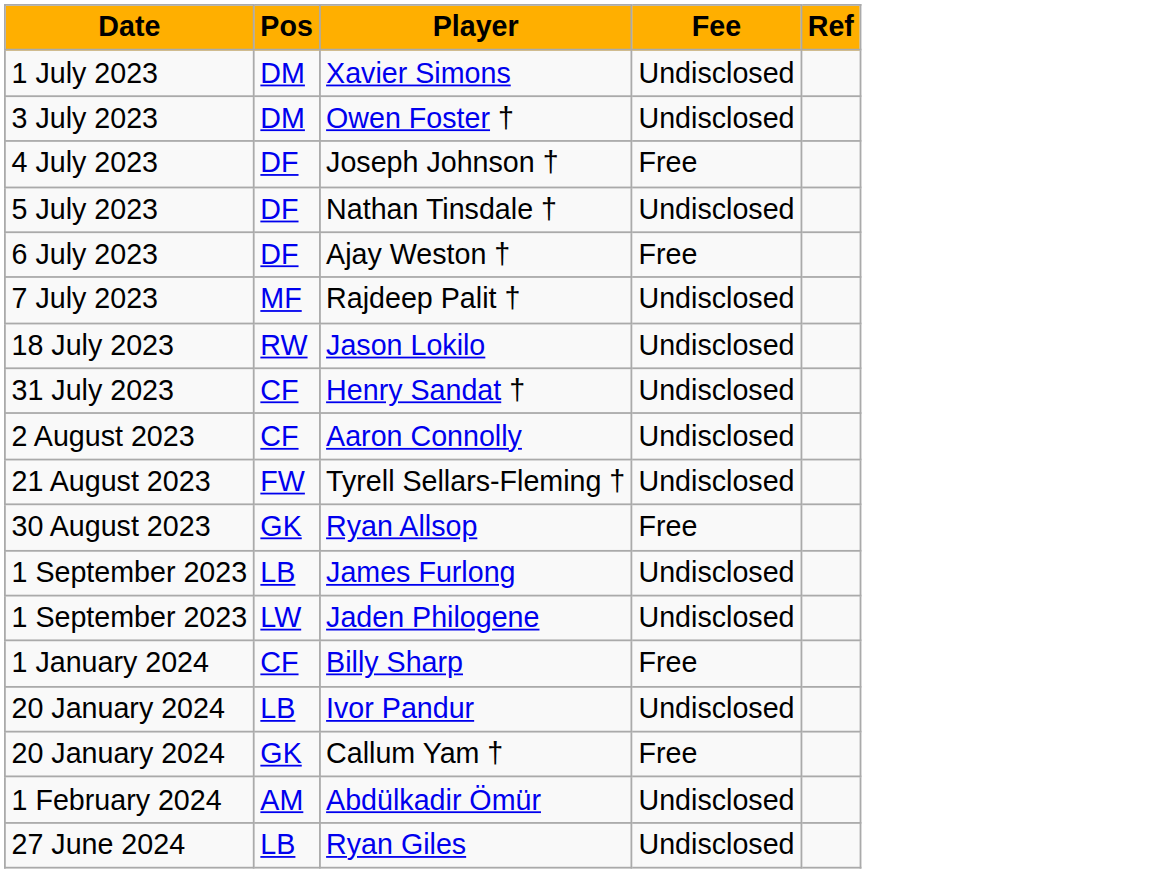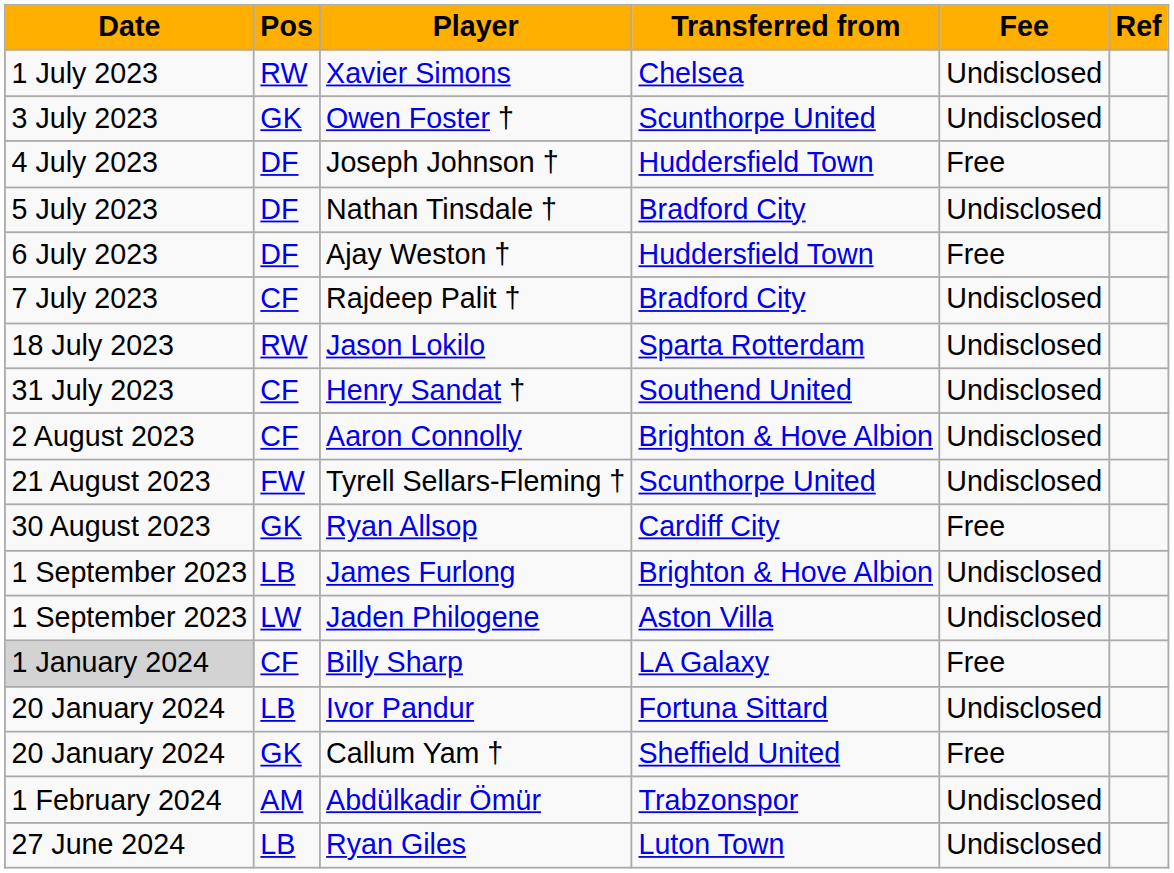+ column: (786, 27)
(283, 72) DM -> (284, 72) RW
(283, 118) DM -> (281, 118) GK
(281, 299) MF -> (279, 299) CF
(110, 663) no background -> (110, 663) lightgrey background
